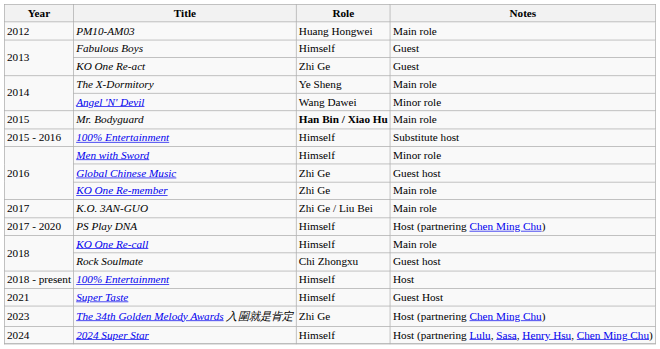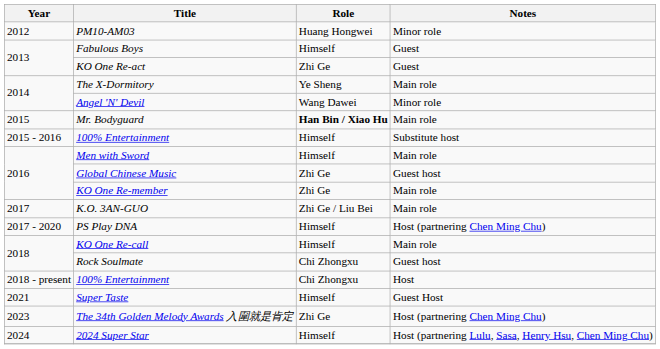(415, 31) Main role -> (417, 31) Minor role
(417, 155) Minor role -> (415, 155) Main role
(317, 279) Himself -> (328, 279) Chi Zhongxu
